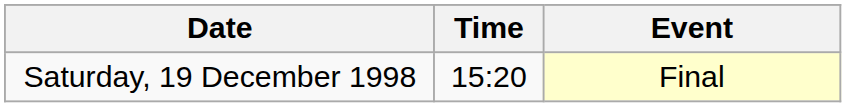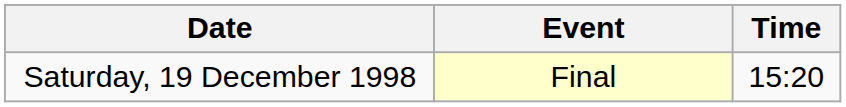columns swapped: (489, 28) <-> (692, 28)
